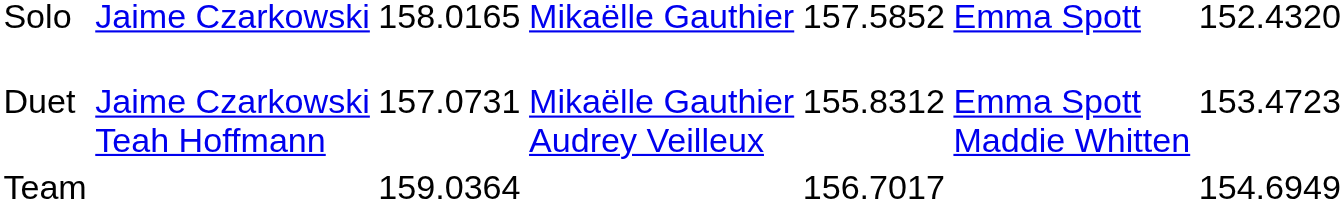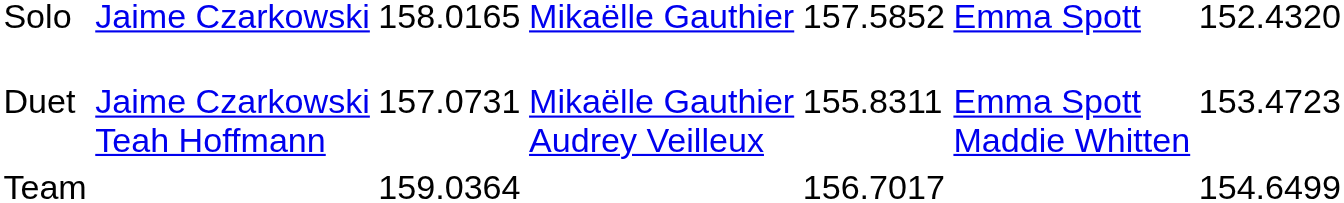(874, 102) 155.8312 -> (873, 102) 155.8311
(1270, 187) 154.6949 -> (1270, 187) 154.6499
